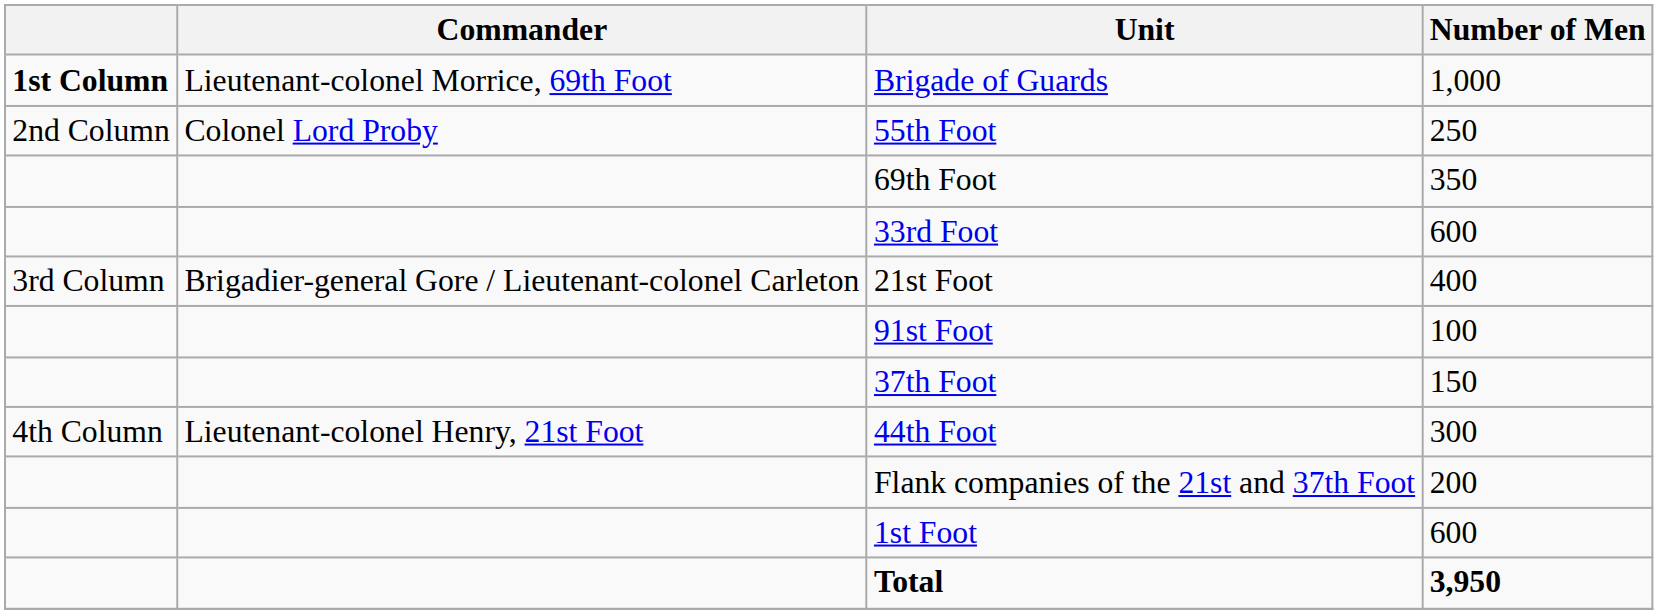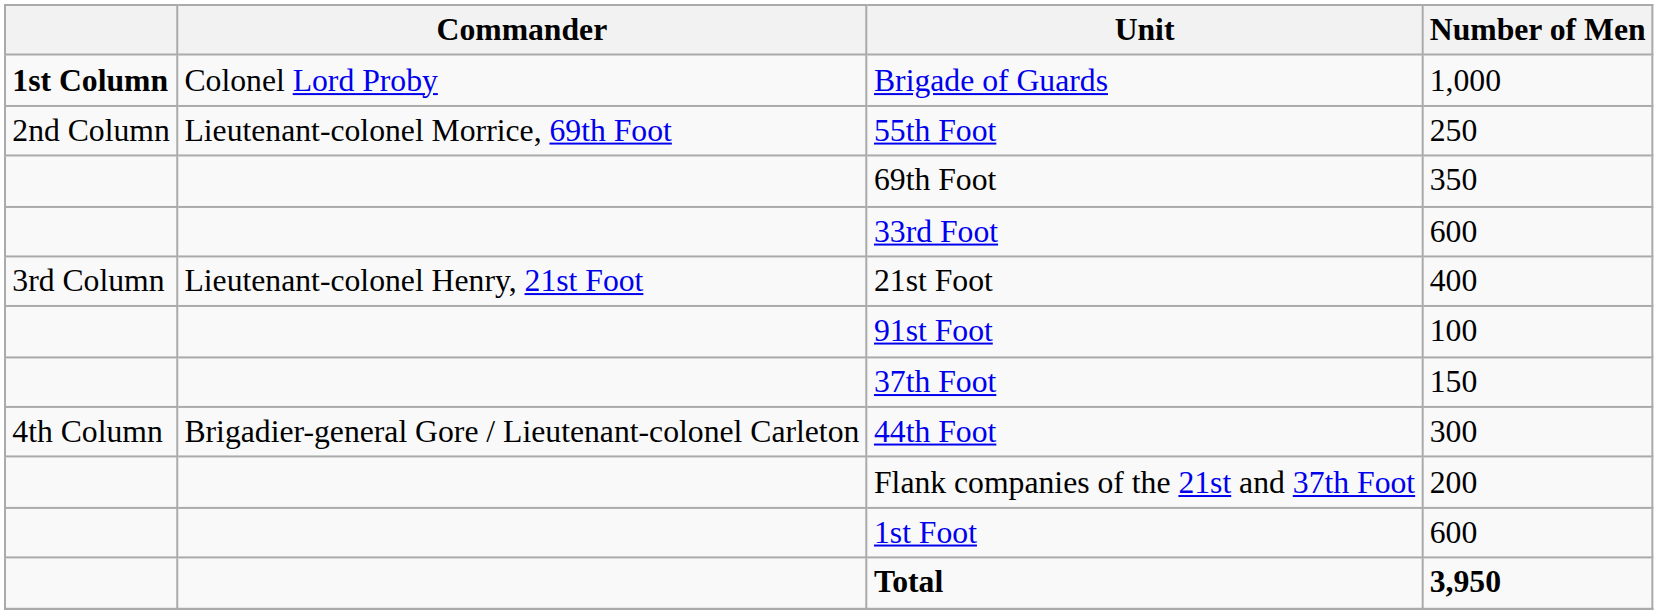(428, 79) Lieutenant-colonel Morrice, 69th Foot -> (311, 79) Colonel Lord Proby
(311, 130) Colonel Lord Proby -> (428, 130) Lieutenant-colonel Morrice, 69th Foot
(522, 280) Brigadier-general Gore / Lieutenant-colonel Carleton -> (414, 280) Lieutenant-colonel Henry, 21st Foot
(414, 431) Lieutenant-colonel Henry, 21st Foot -> (522, 431) Brigadier-general Gore / Lieutenant-colonel Carleton
